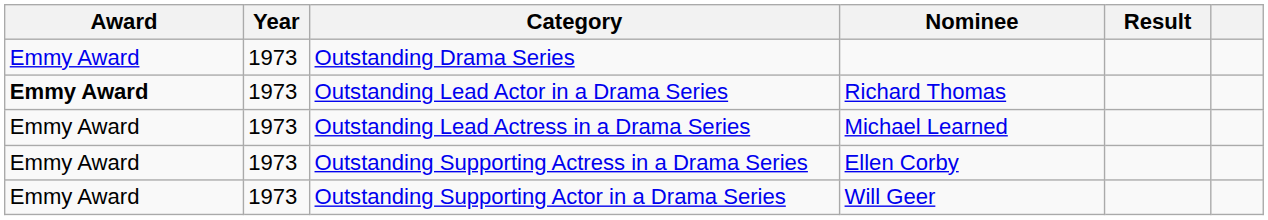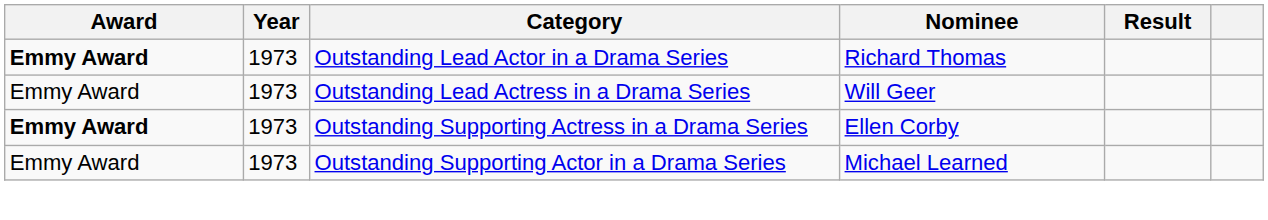- row: (445, 57)
(926, 127) Michael Learned -> (890, 92) Will Geer
(75, 162) normal -> (79, 127) bold
(890, 197) Will Geer -> (926, 162) Michael Learned
